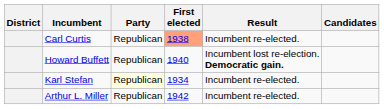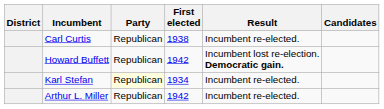(178, 38) lightsalmon background -> (178, 38) no background
(178, 59) 1940 -> (178, 59) 1942
